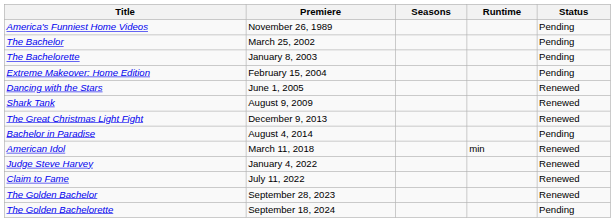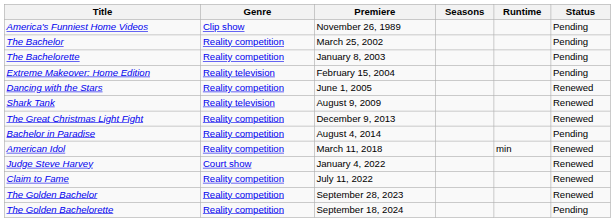+ column: (257, 12)
